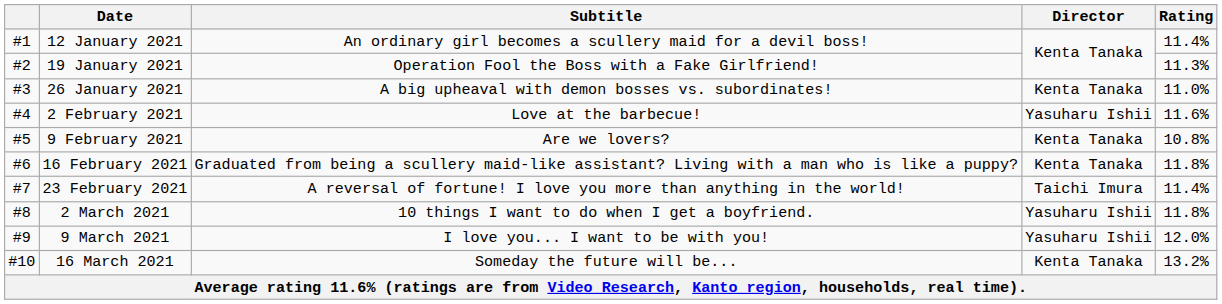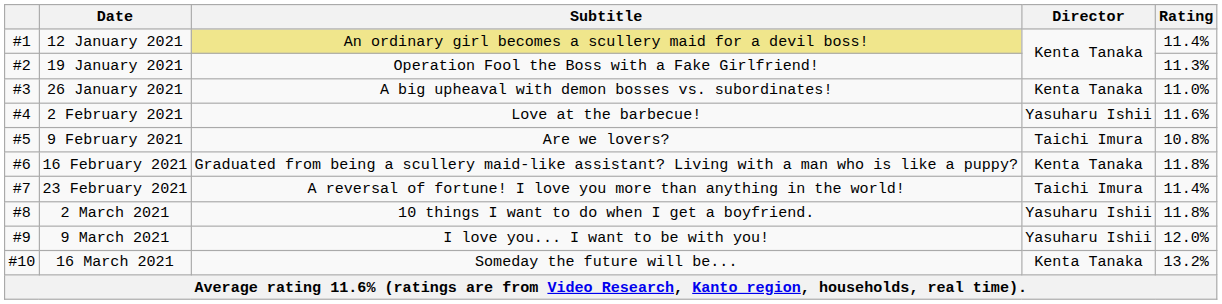(606, 41) no background -> (606, 41) khaki background
(1089, 140) Kenta Tanaka -> (1089, 140) Taichi Imura
